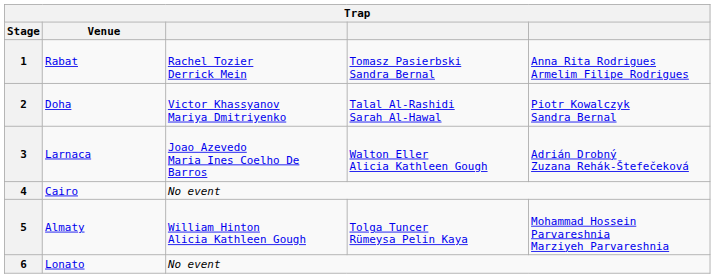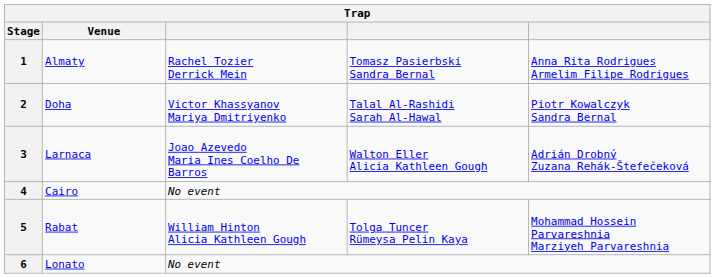(62, 62) Rabat -> (65, 62) Almaty
(65, 227) Almaty -> (62, 227) Rabat
